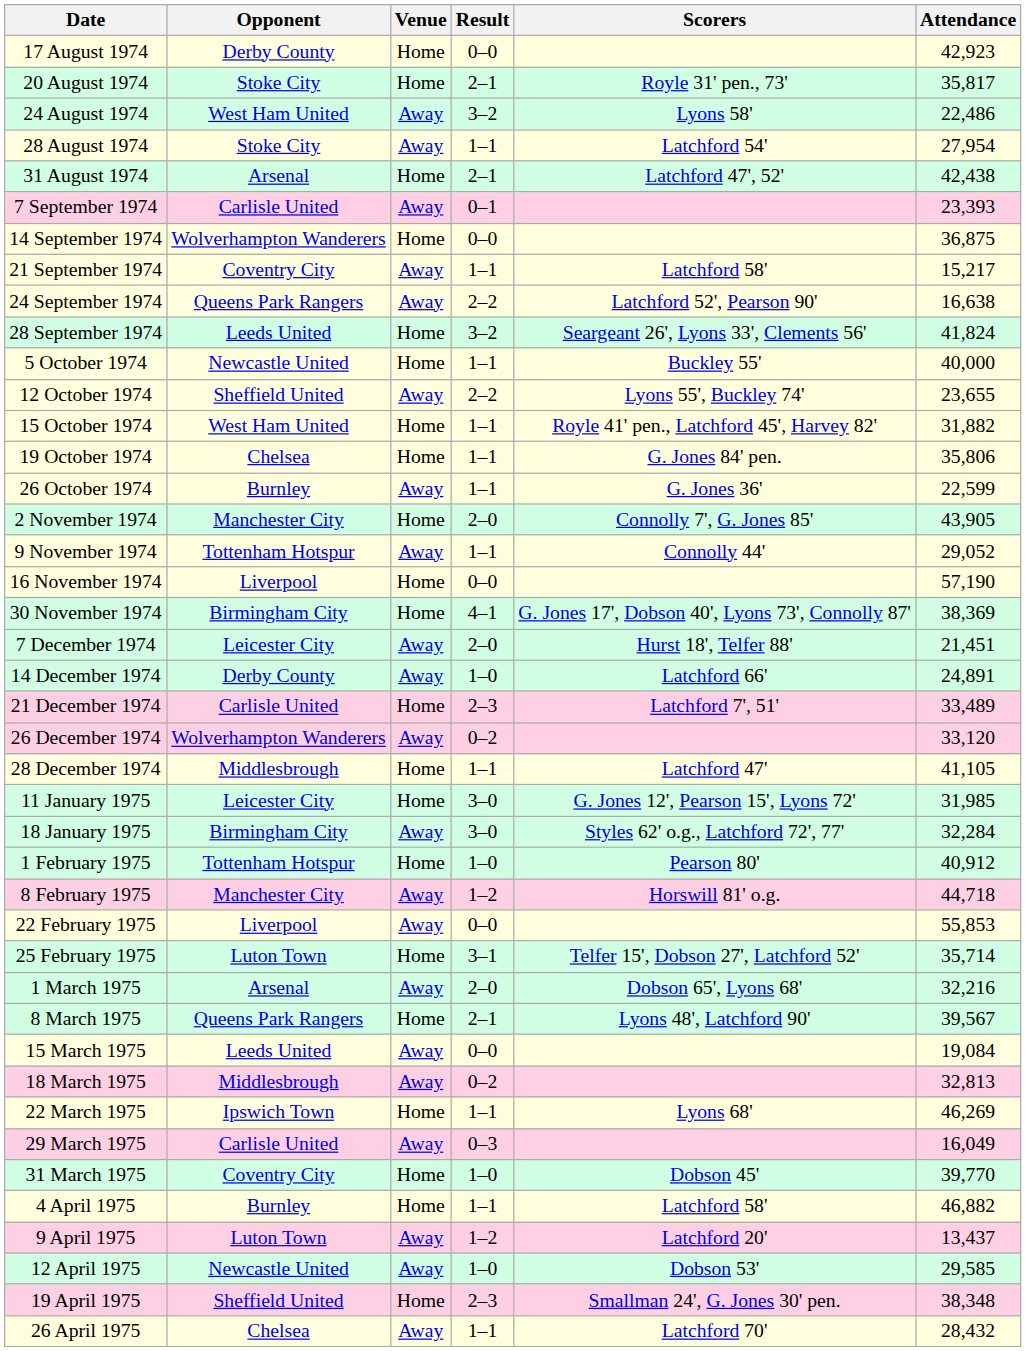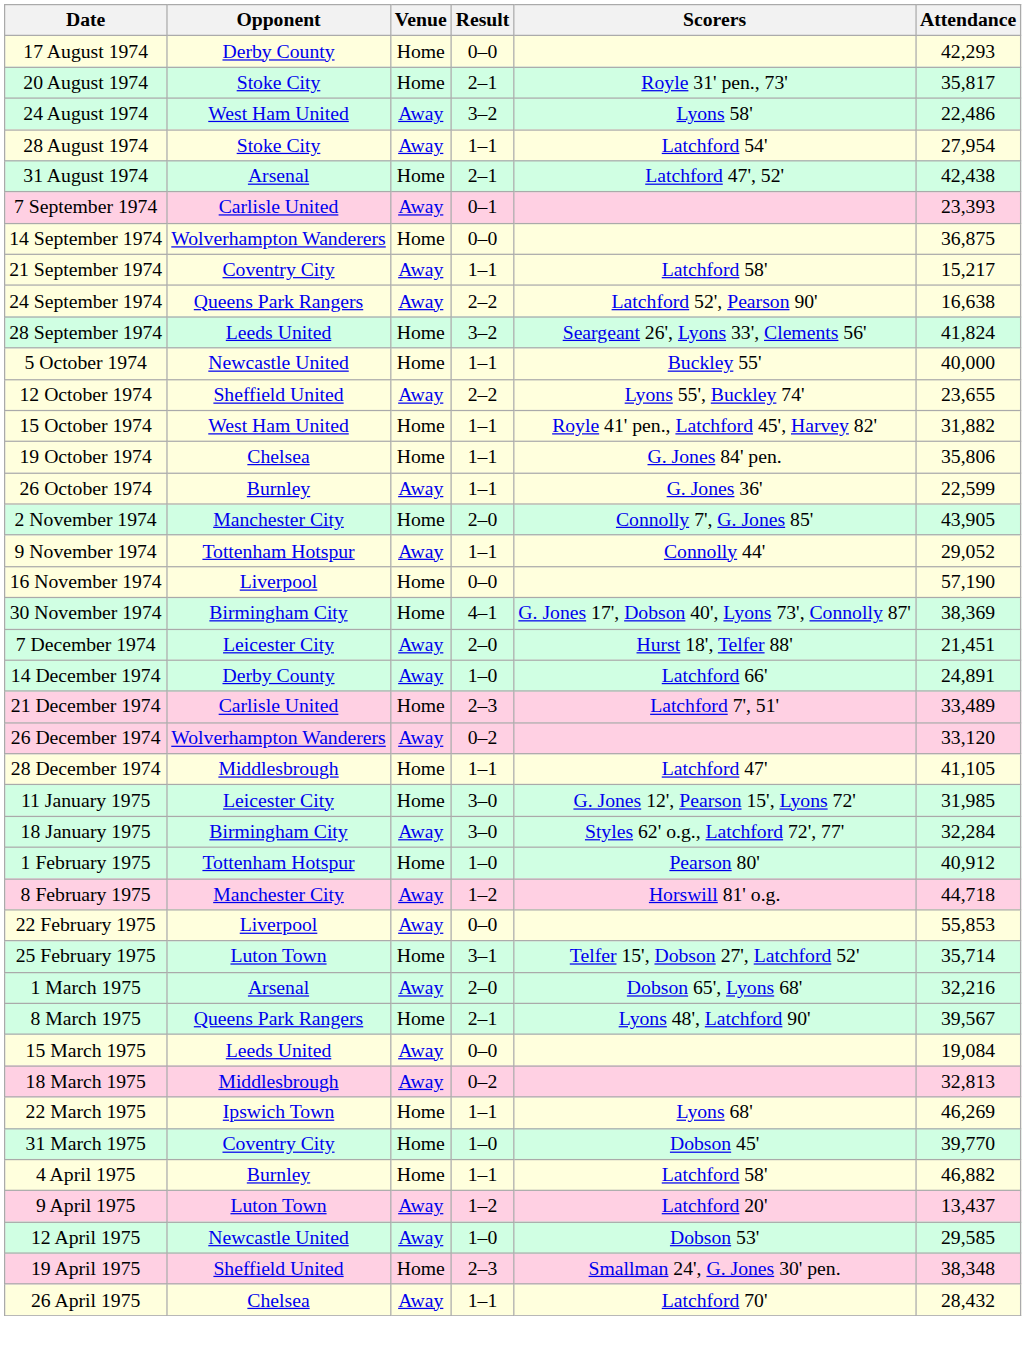(968, 51) 42,923 -> (968, 51) 42,293
- row: (86, 1143)
